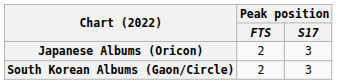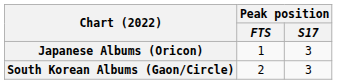(261, 51) 2 -> (261, 51) 1
